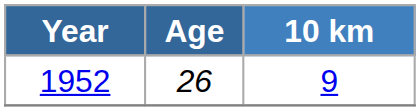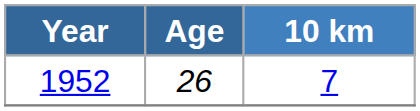(329, 81) 9 -> (329, 81) 7
